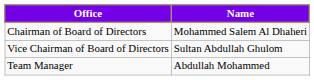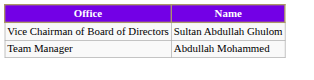- row: (77, 31)
